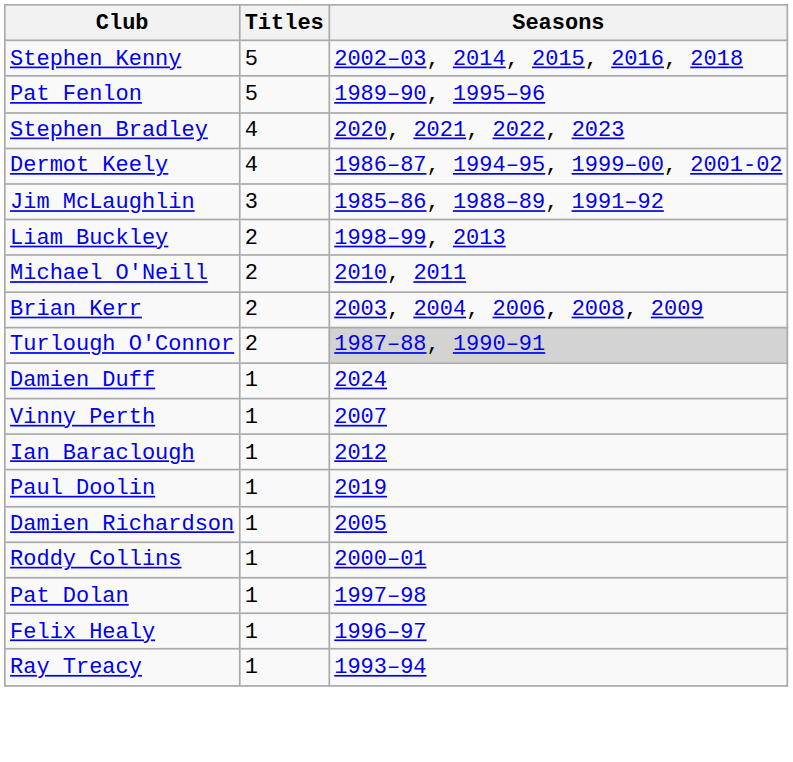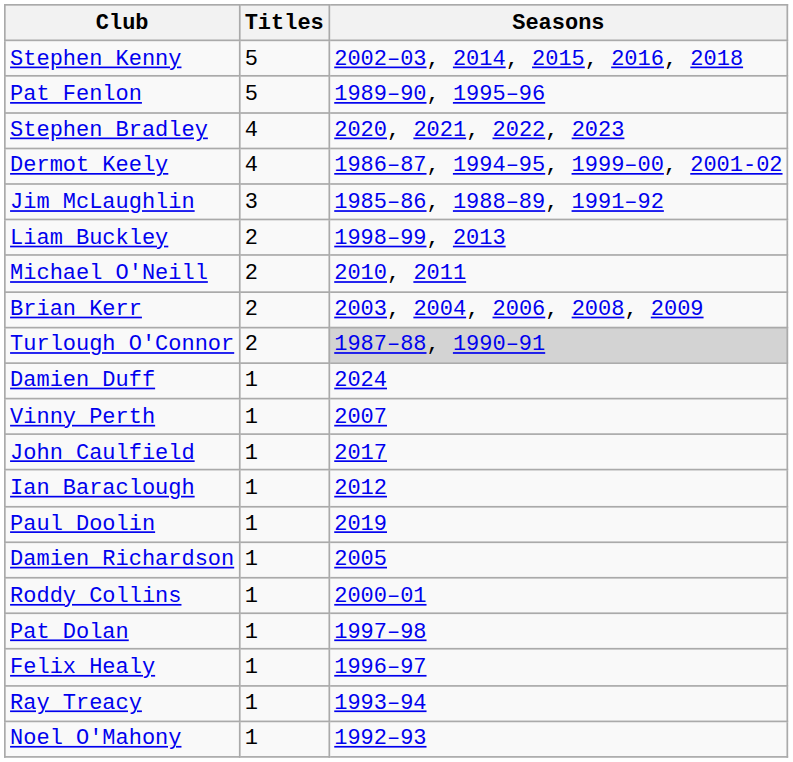+ row: (102, 452)
+ row: (96, 739)
